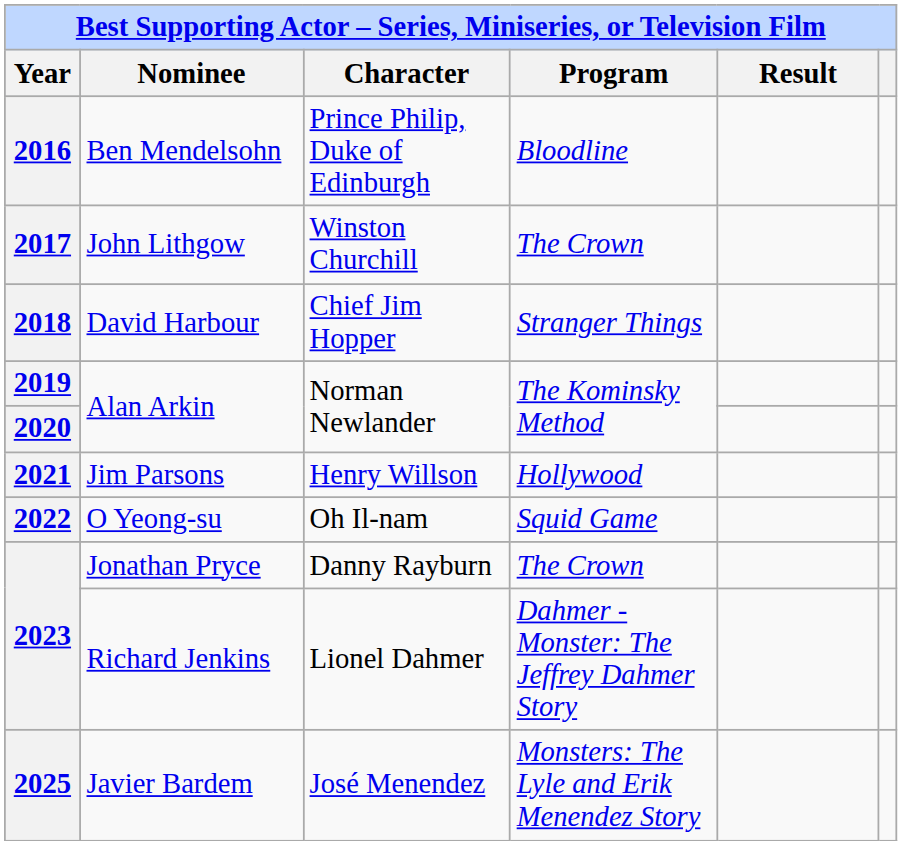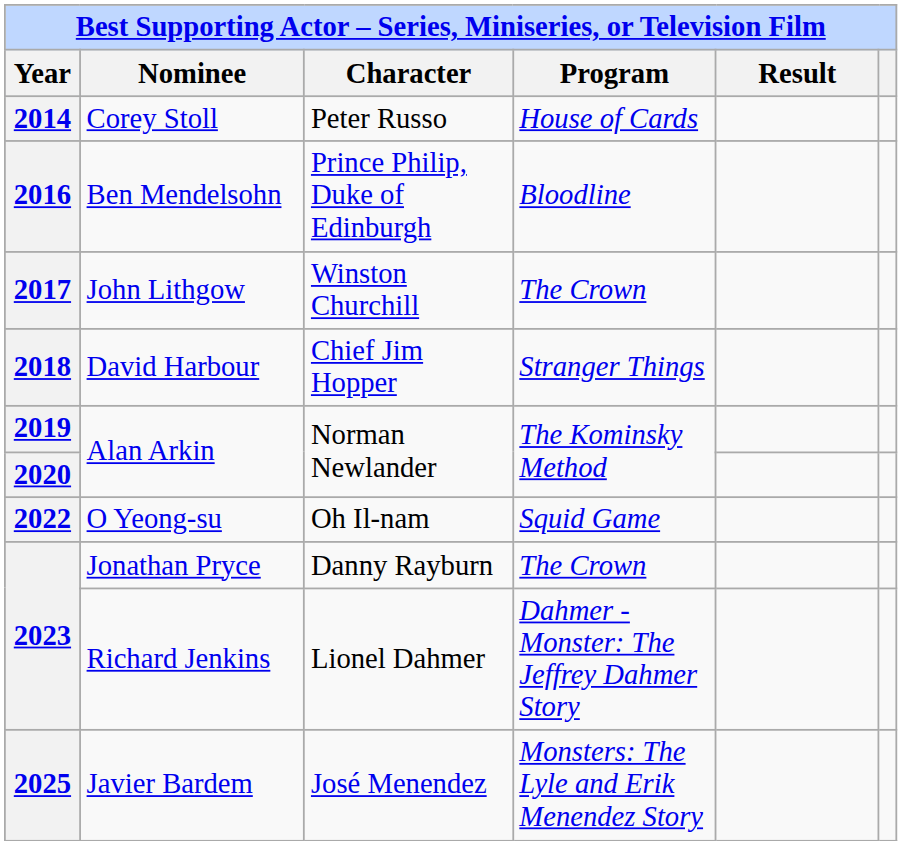+ row: (42, 118)
- row: (42, 474)
